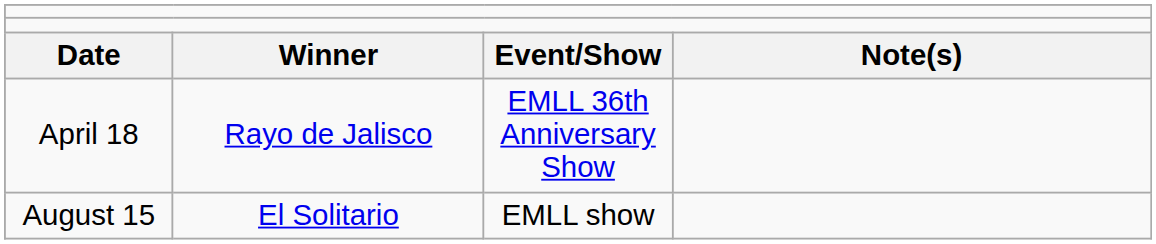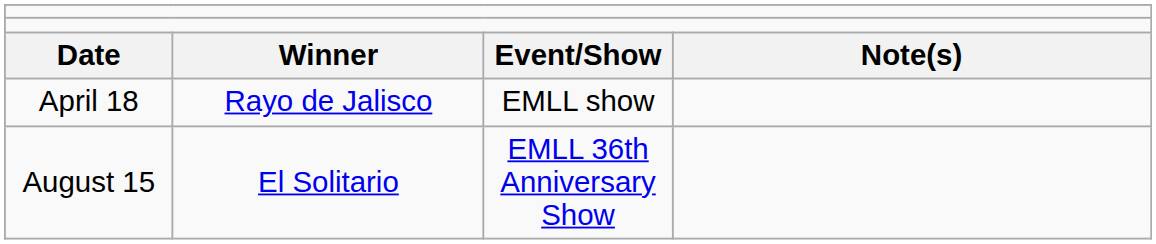(578, 134) EMLL 36th Anniversary Show -> (578, 101) EMLL show
(578, 214) EMLL show -> (578, 181) EMLL 36th Anniversary Show
